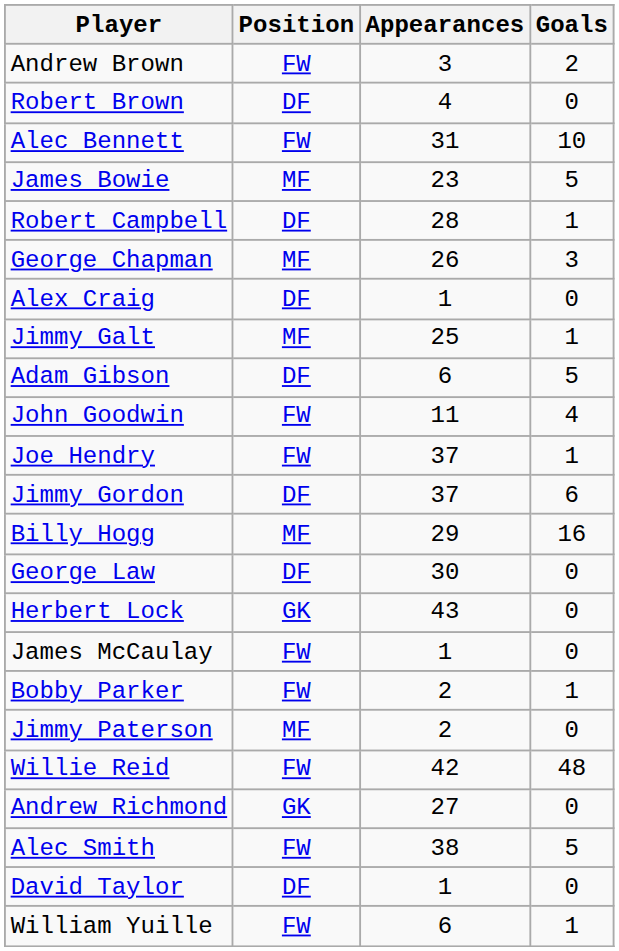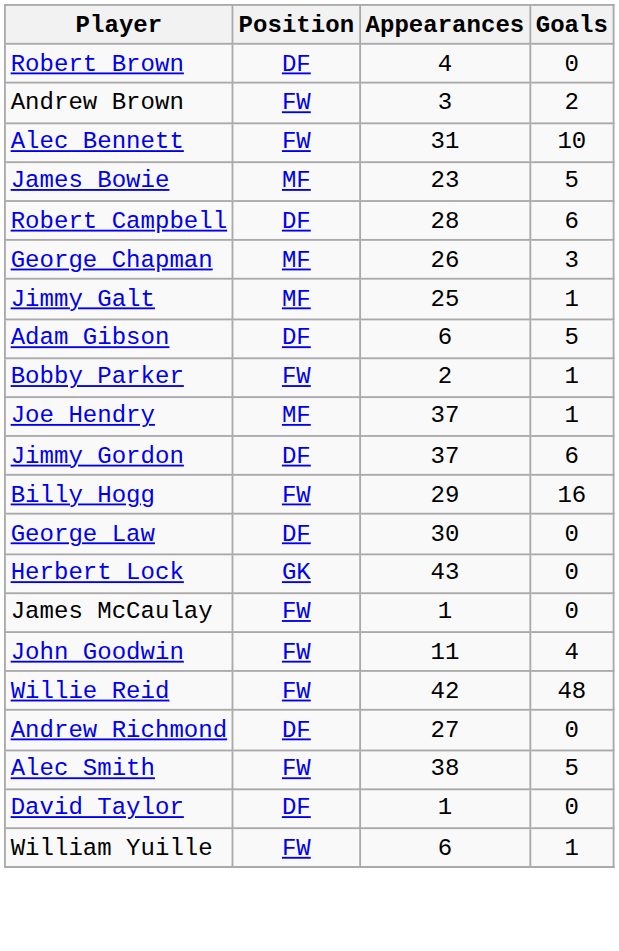rows swapped: (97, 64) <-> (97, 103)
(572, 221) 1 -> (572, 221) 6
- row: (83, 299)
rows swapped: (97, 416) <-> (97, 691)
(296, 456) FW -> (296, 416) MF
(296, 534) MF -> (296, 495) FW
- row: (112, 730)
(296, 808) GK -> (296, 730) DF
